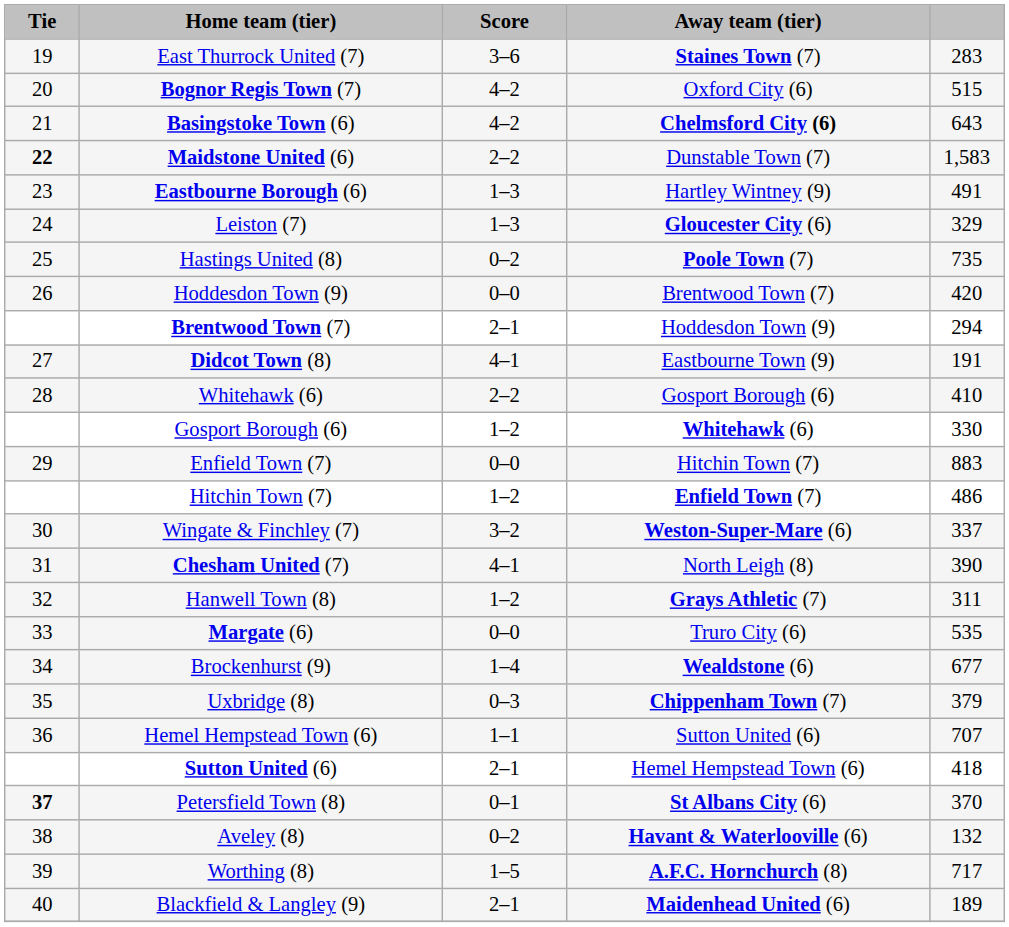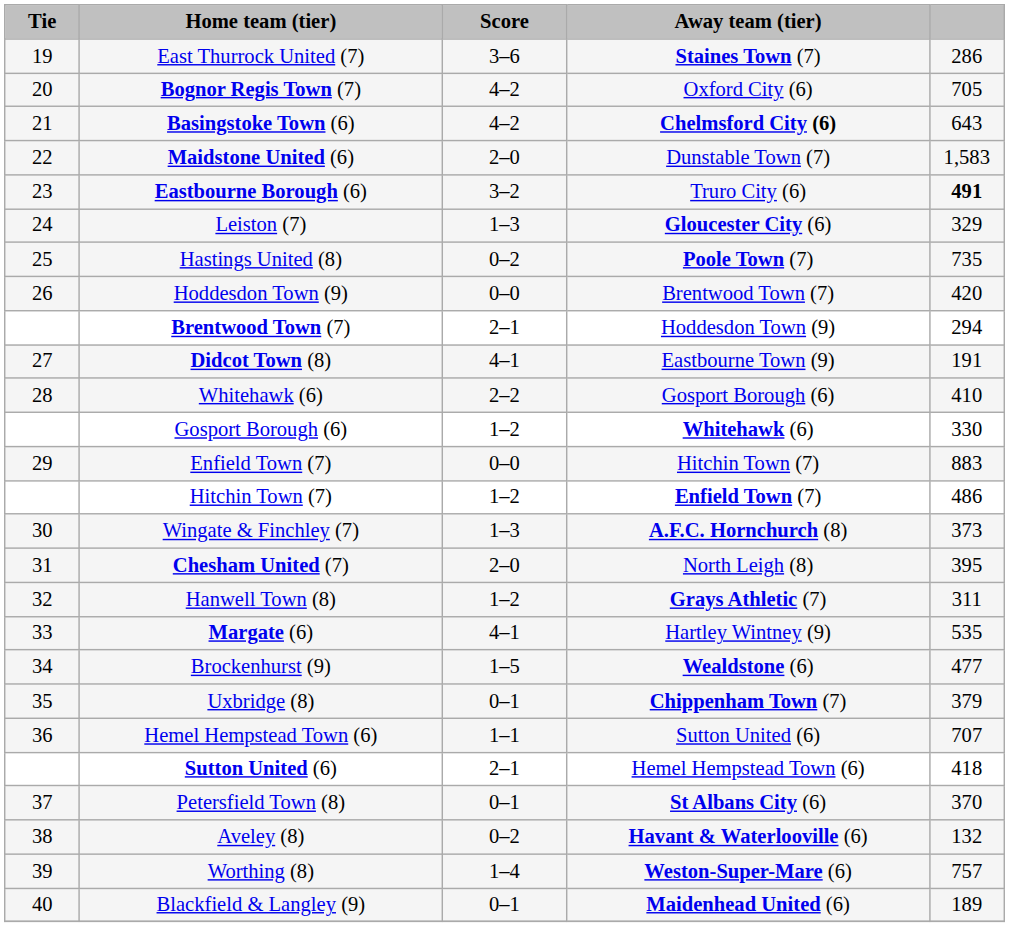(967, 55) 283 -> (967, 55) 286
(967, 89) 515 -> (967, 89) 705
(42, 157) bold -> (42, 157) normal
(504, 157) 2–2 -> (504, 157) 2–0
(504, 191) 1–3 -> (504, 191) 3–2
(748, 191) Hartley Wintney (9) -> (748, 191) Truro City (6)
(967, 191) normal -> (967, 191) bold
(504, 531) 3–2 -> (504, 531) 1–3
(748, 531) Weston-Super-Mare (6) -> (748, 531) A.F.C. Hornchurch (8)
(967, 531) 337 -> (967, 531) 373
(504, 565) 4–1 -> (504, 565) 2–0
(967, 565) 390 -> (967, 565) 395
(504, 633) 0–0 -> (504, 633) 4–1
(748, 633) Truro City (6) -> (748, 633) Hartley Wintney (9)
(504, 667) 1–4 -> (504, 667) 1–5
(967, 667) 677 -> (967, 667) 477
(504, 701) 0–3 -> (504, 701) 0–1
(42, 803) bold -> (42, 803) normal
(504, 870) 1–5 -> (504, 870) 1–4
(748, 870) A.F.C. Hornchurch (8) -> (748, 870) Weston-Super-Mare (6)
(967, 870) 717 -> (967, 870) 757
(504, 904) 2–1 -> (504, 904) 0–1
